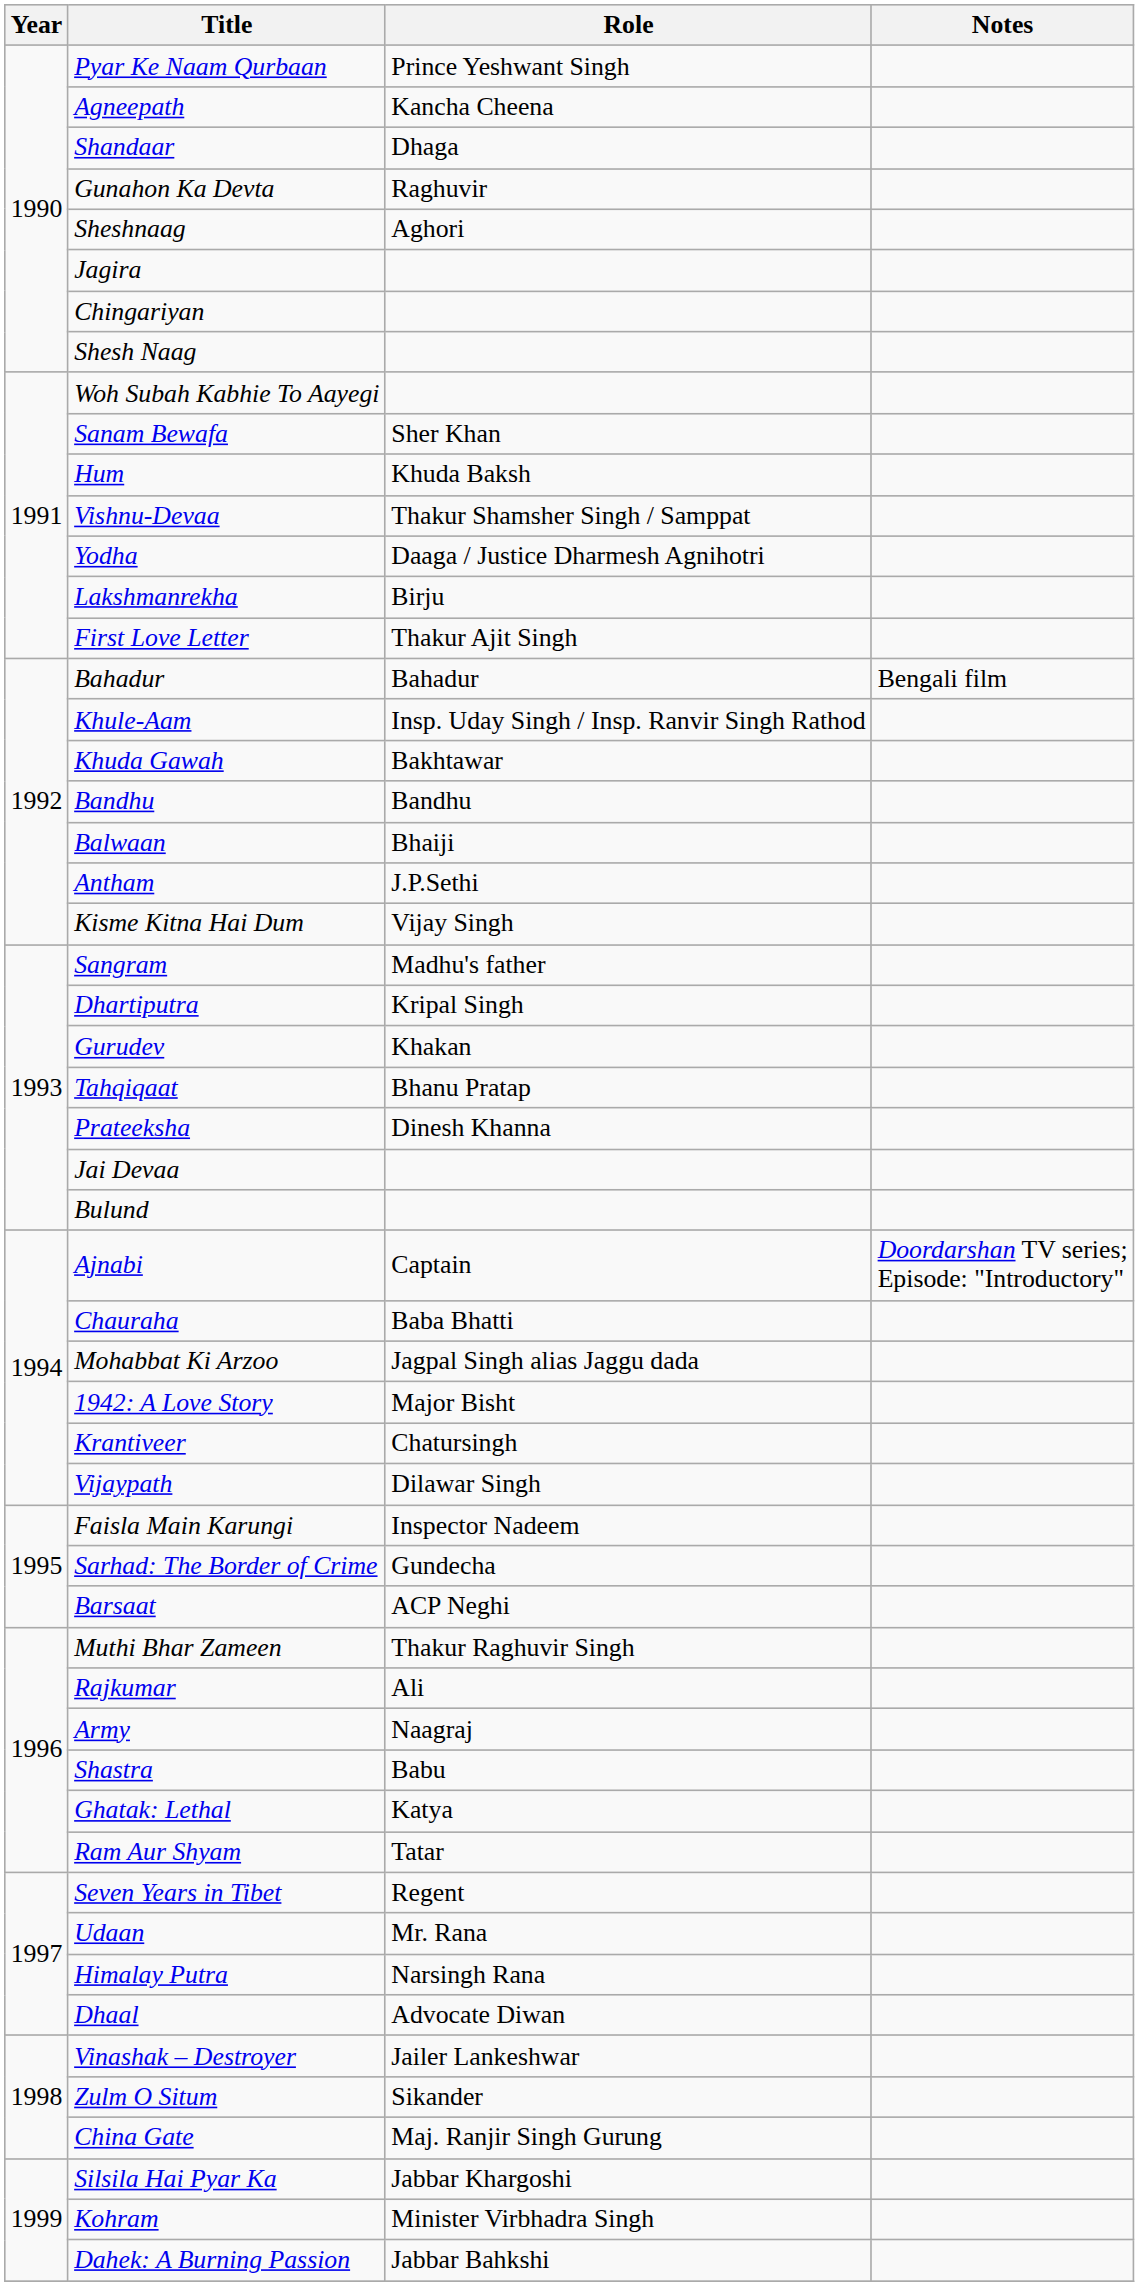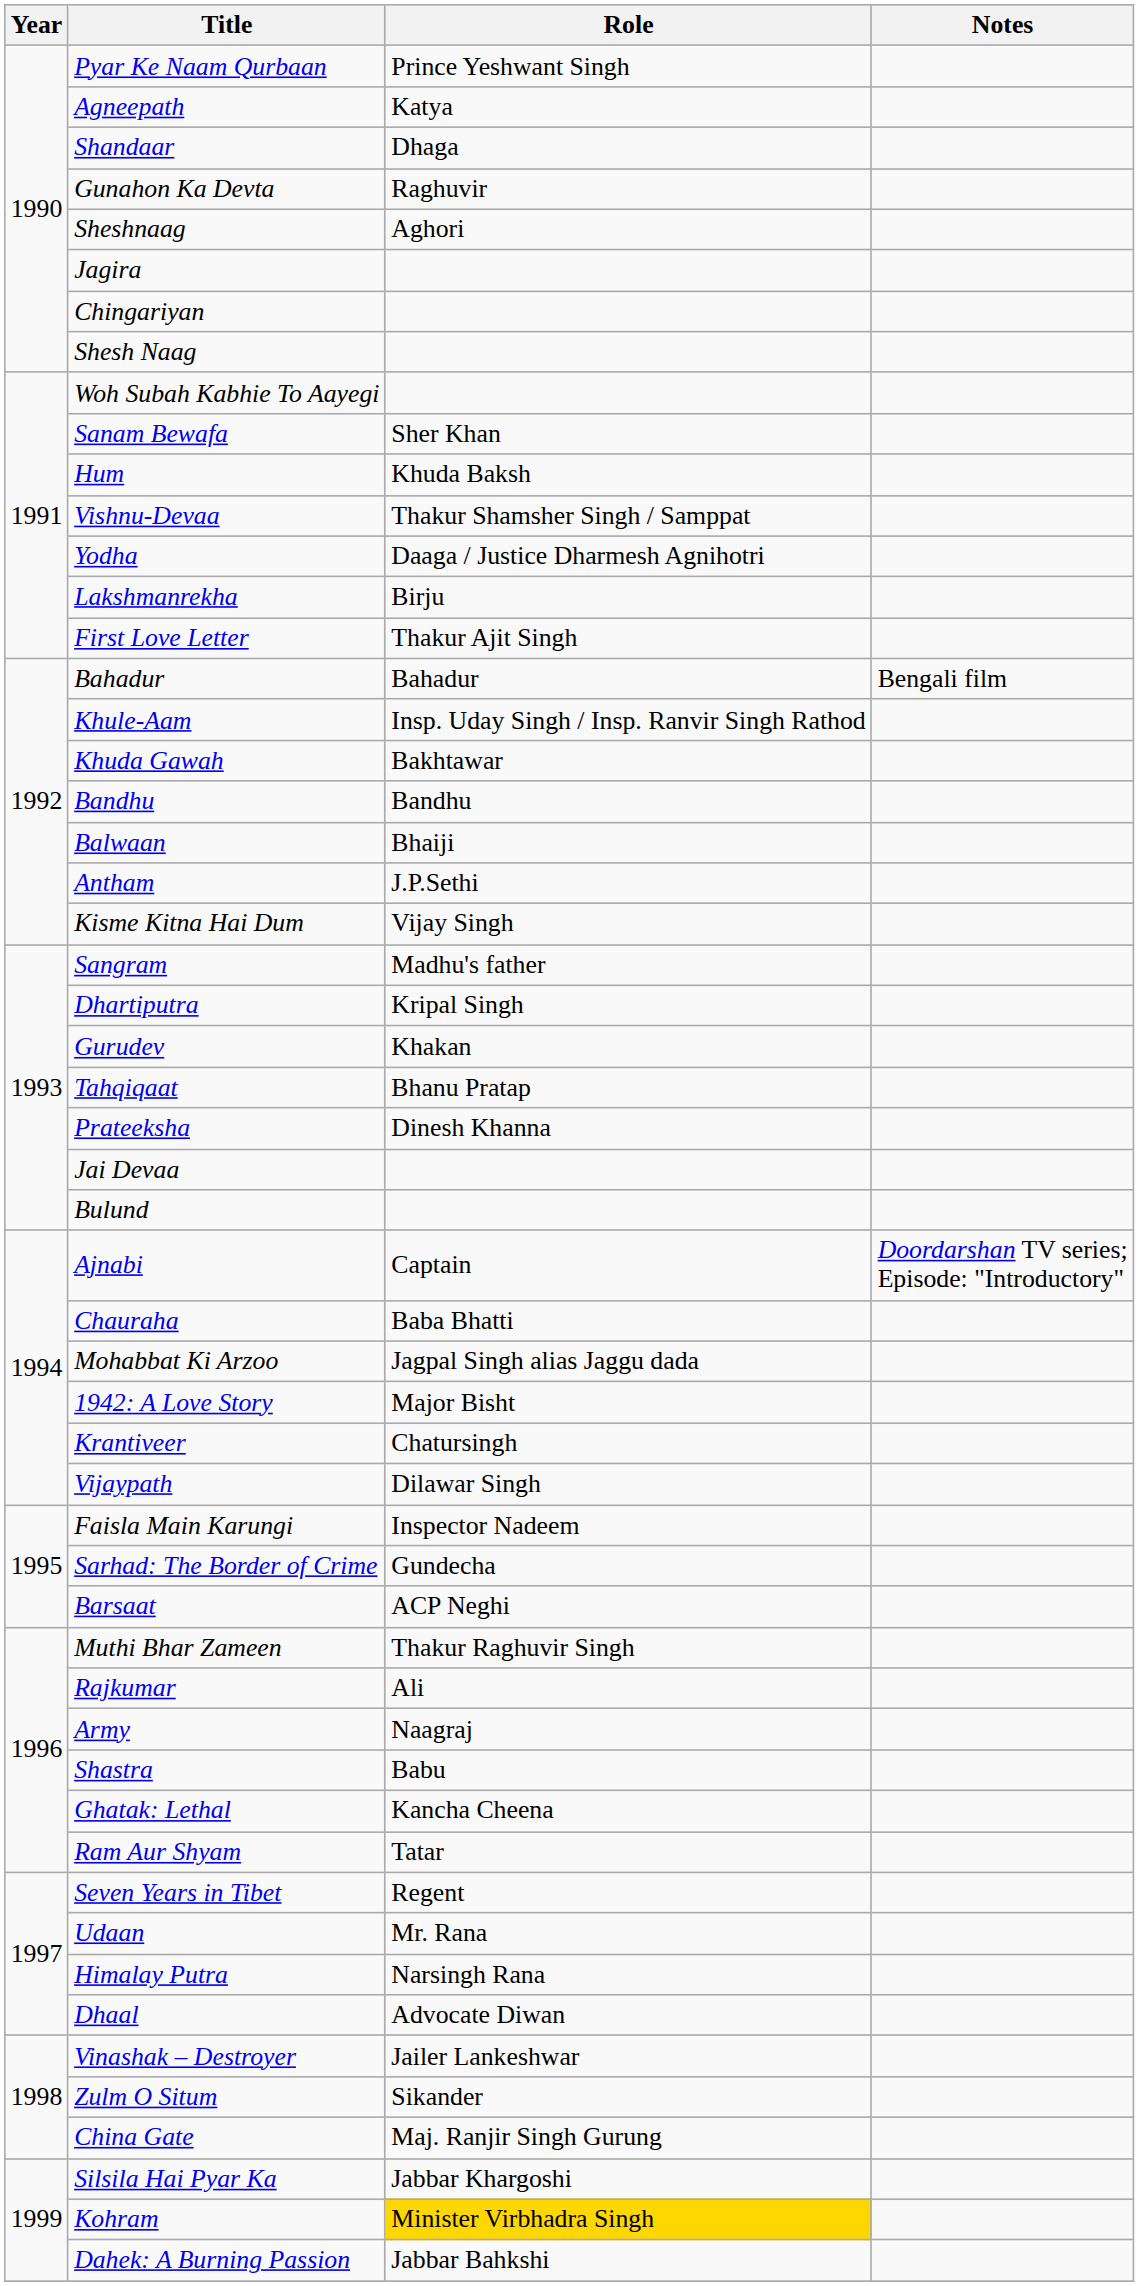(473, 106) Kancha Cheena -> (422, 106) Katya
(422, 1810) Katya -> (473, 1810) Kancha Cheena
(523, 2219) no background -> (523, 2219) gold background
